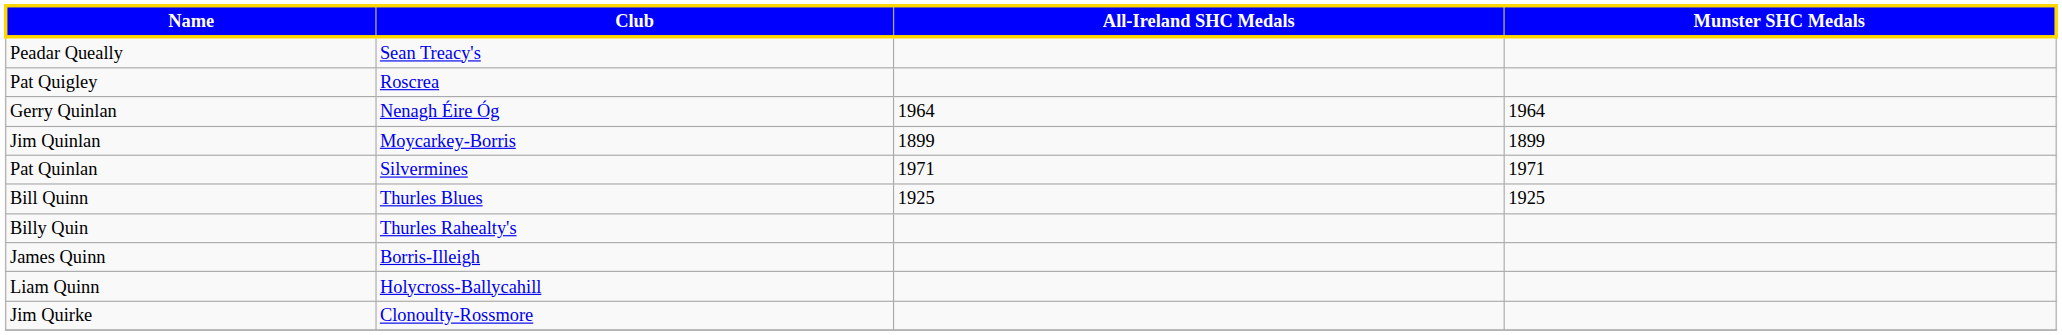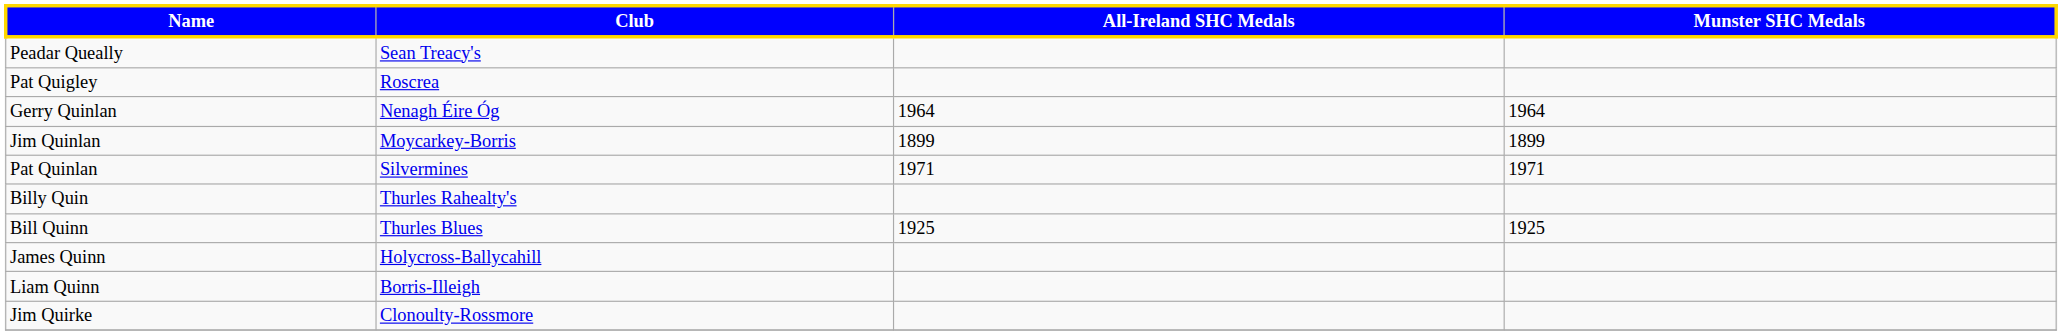rows swapped: (49, 198) <-> (49, 227)
(430, 257) Borris-Illeigh -> (461, 257) Holycross-Ballycahill
(461, 286) Holycross-Ballycahill -> (430, 286) Borris-Illeigh
